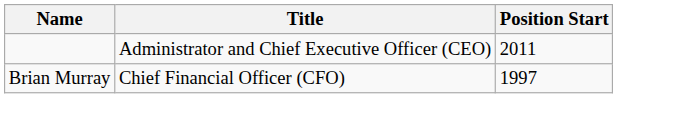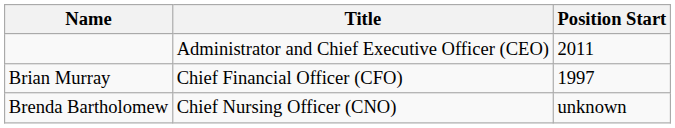+ row: (88, 107)
